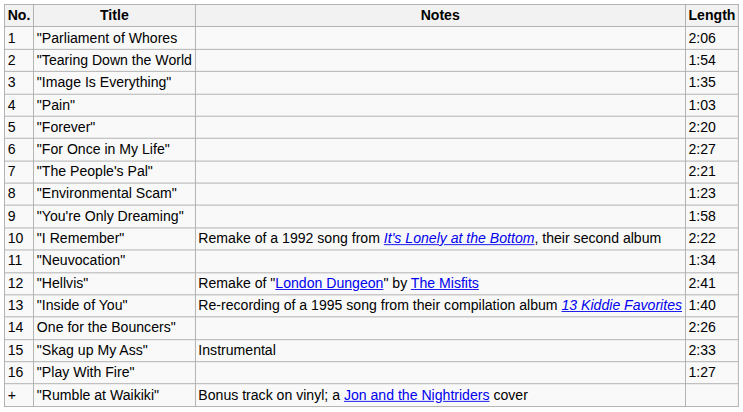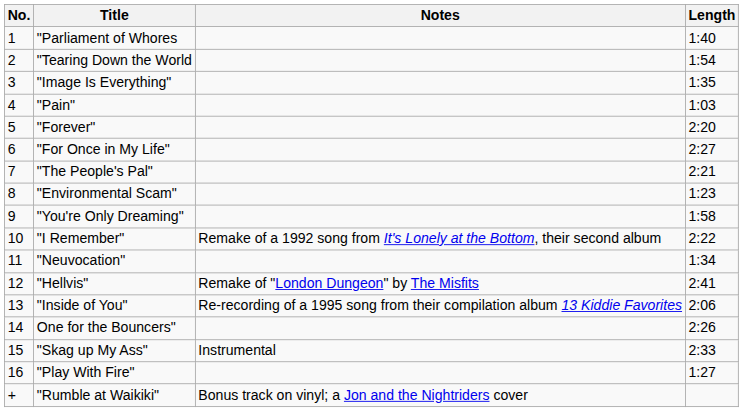(702, 37) 2:06 -> (702, 37) 1:40
(702, 305) 1:40 -> (702, 305) 2:06
